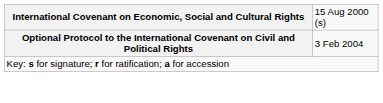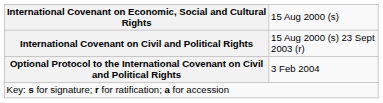+ row: (137, 43)
